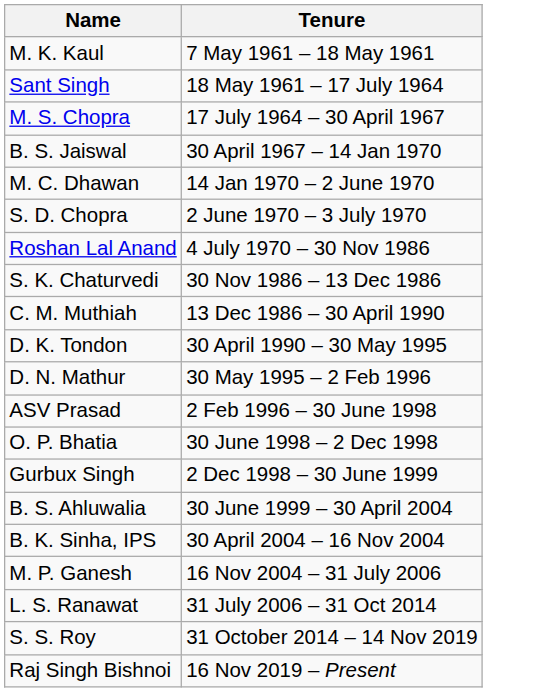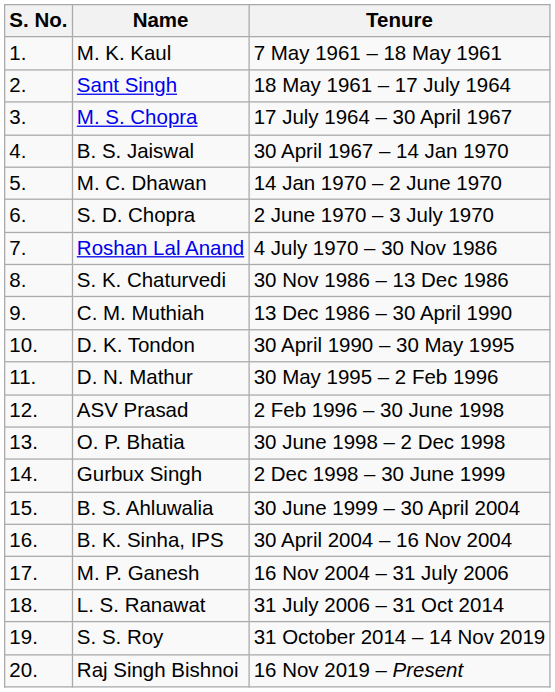+ column: (38, 20)
